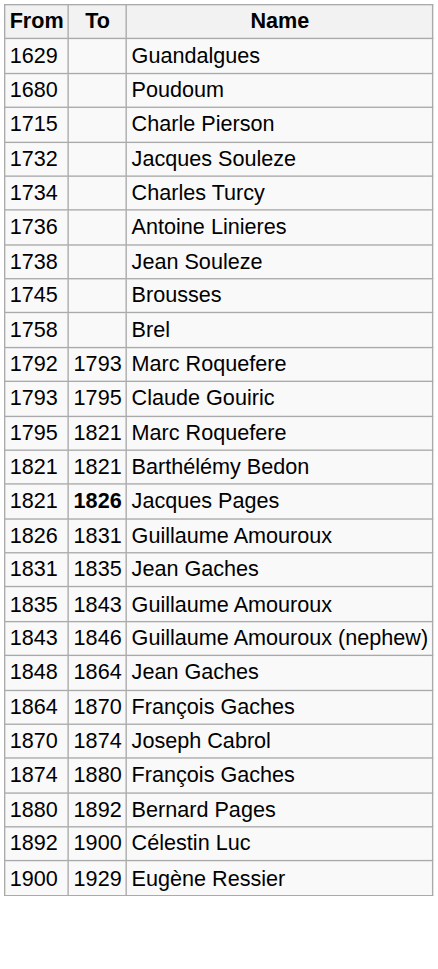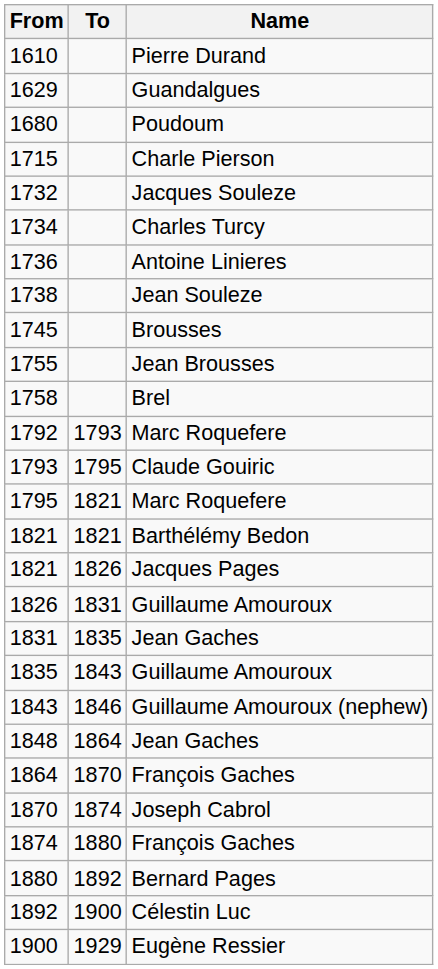+ row: (34, 55)
+ row: (34, 364)
(98, 501) bold -> (98, 569) normal
